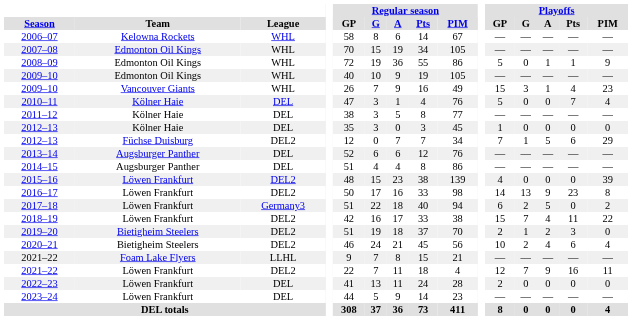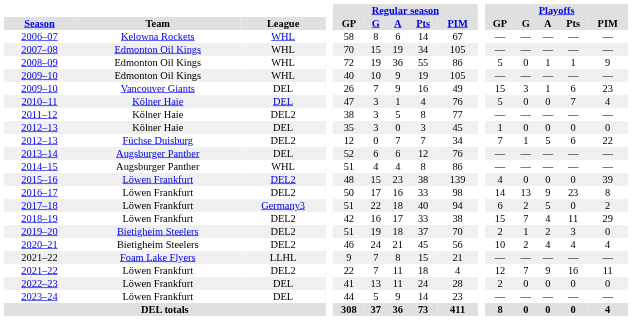(283, 88) WHL -> (283, 88) DEL
(573, 88) 4 -> (573, 88) 6
(283, 114) DEL -> (283, 114) DEL2
(608, 140) 29 -> (608, 140) 22
(283, 166) DEL -> (283, 166) WHL
(608, 218) 22 -> (608, 218) 29
(573, 244) 6 -> (573, 244) 4
